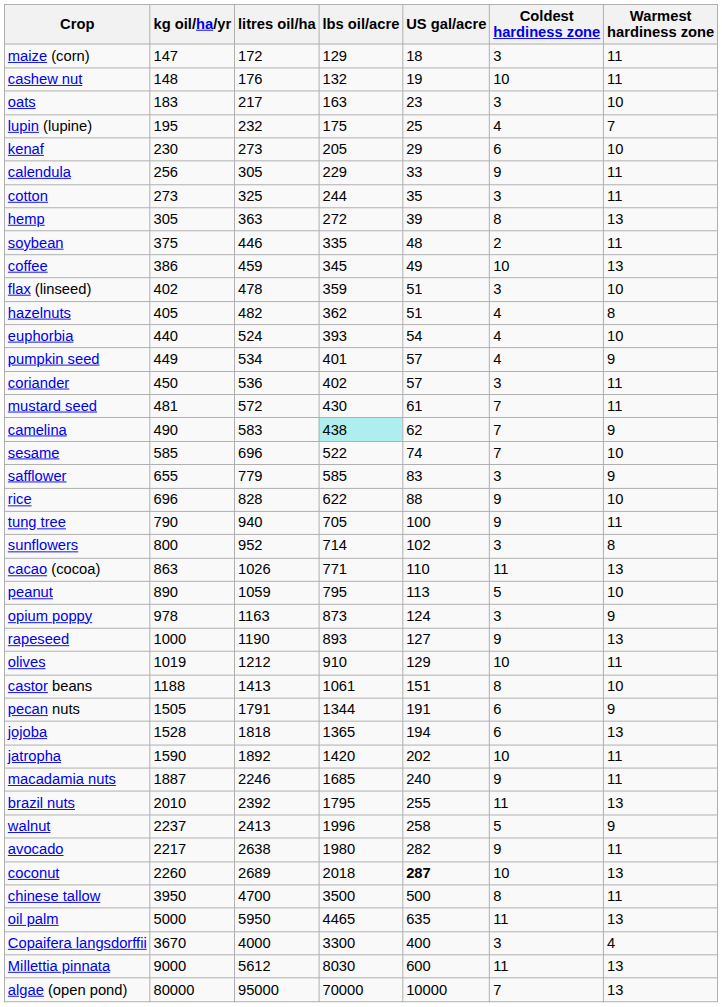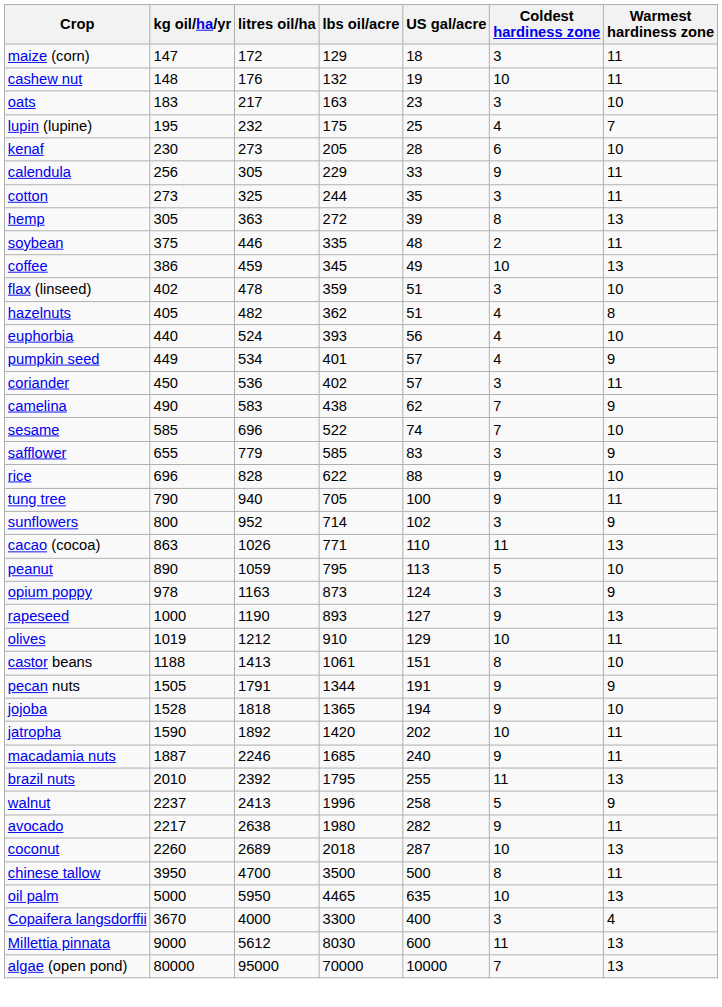(414, 149) 29 -> (414, 149) 28
(414, 336) 54 -> (414, 336) 56
- row: (52, 406)
(335, 429) paleturquoise background -> (335, 406) no background
(611, 546) 8 -> (611, 522) 9
(497, 709) 6 -> (497, 686) 9
(497, 733) 6 -> (497, 709) 9
(615, 733) 13 -> (615, 709) 10
(418, 873) bold -> (418, 849) normal
(501, 919) 11 -> (501, 896) 10
